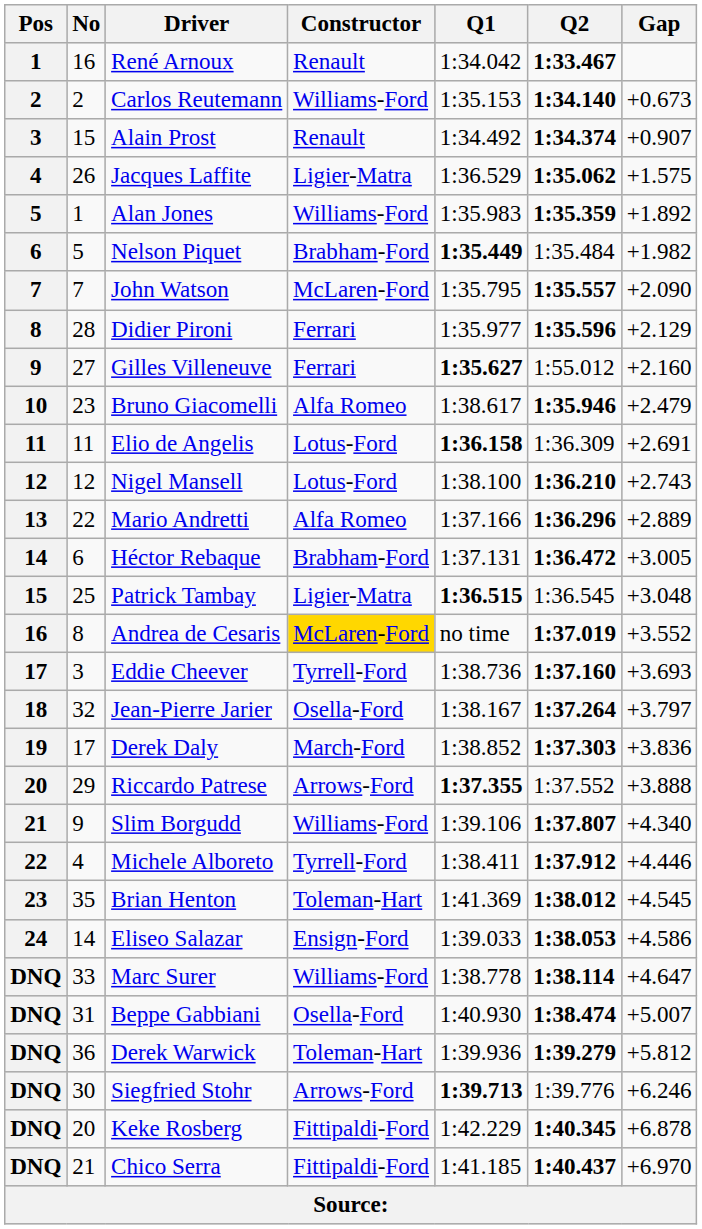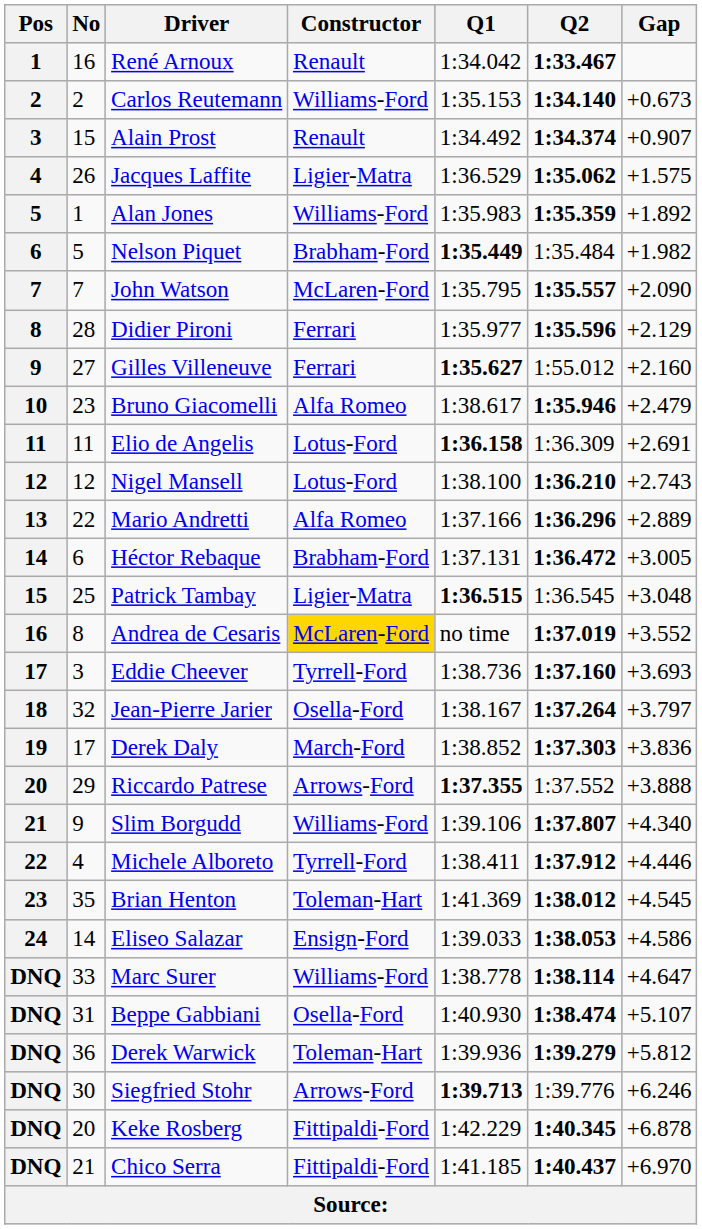(659, 1014) +5.007 -> (659, 1014) +5.107
